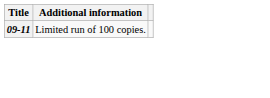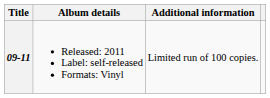+ column: (89, 12)
